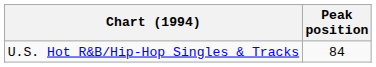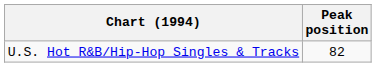(337, 52) 84 -> (337, 52) 82
